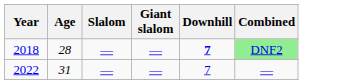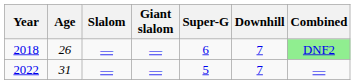+ column: (206, 21)
(65, 49) 28 -> (65, 49) 26
(207, 49) bold -> (260, 49) normal
